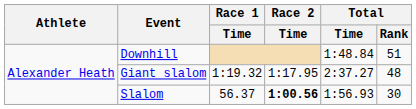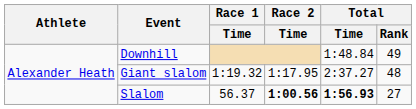(394, 54) 51 -> (394, 54) 49
(349, 94) normal -> (349, 94) bold
(394, 94) 30 -> (394, 94) 27
